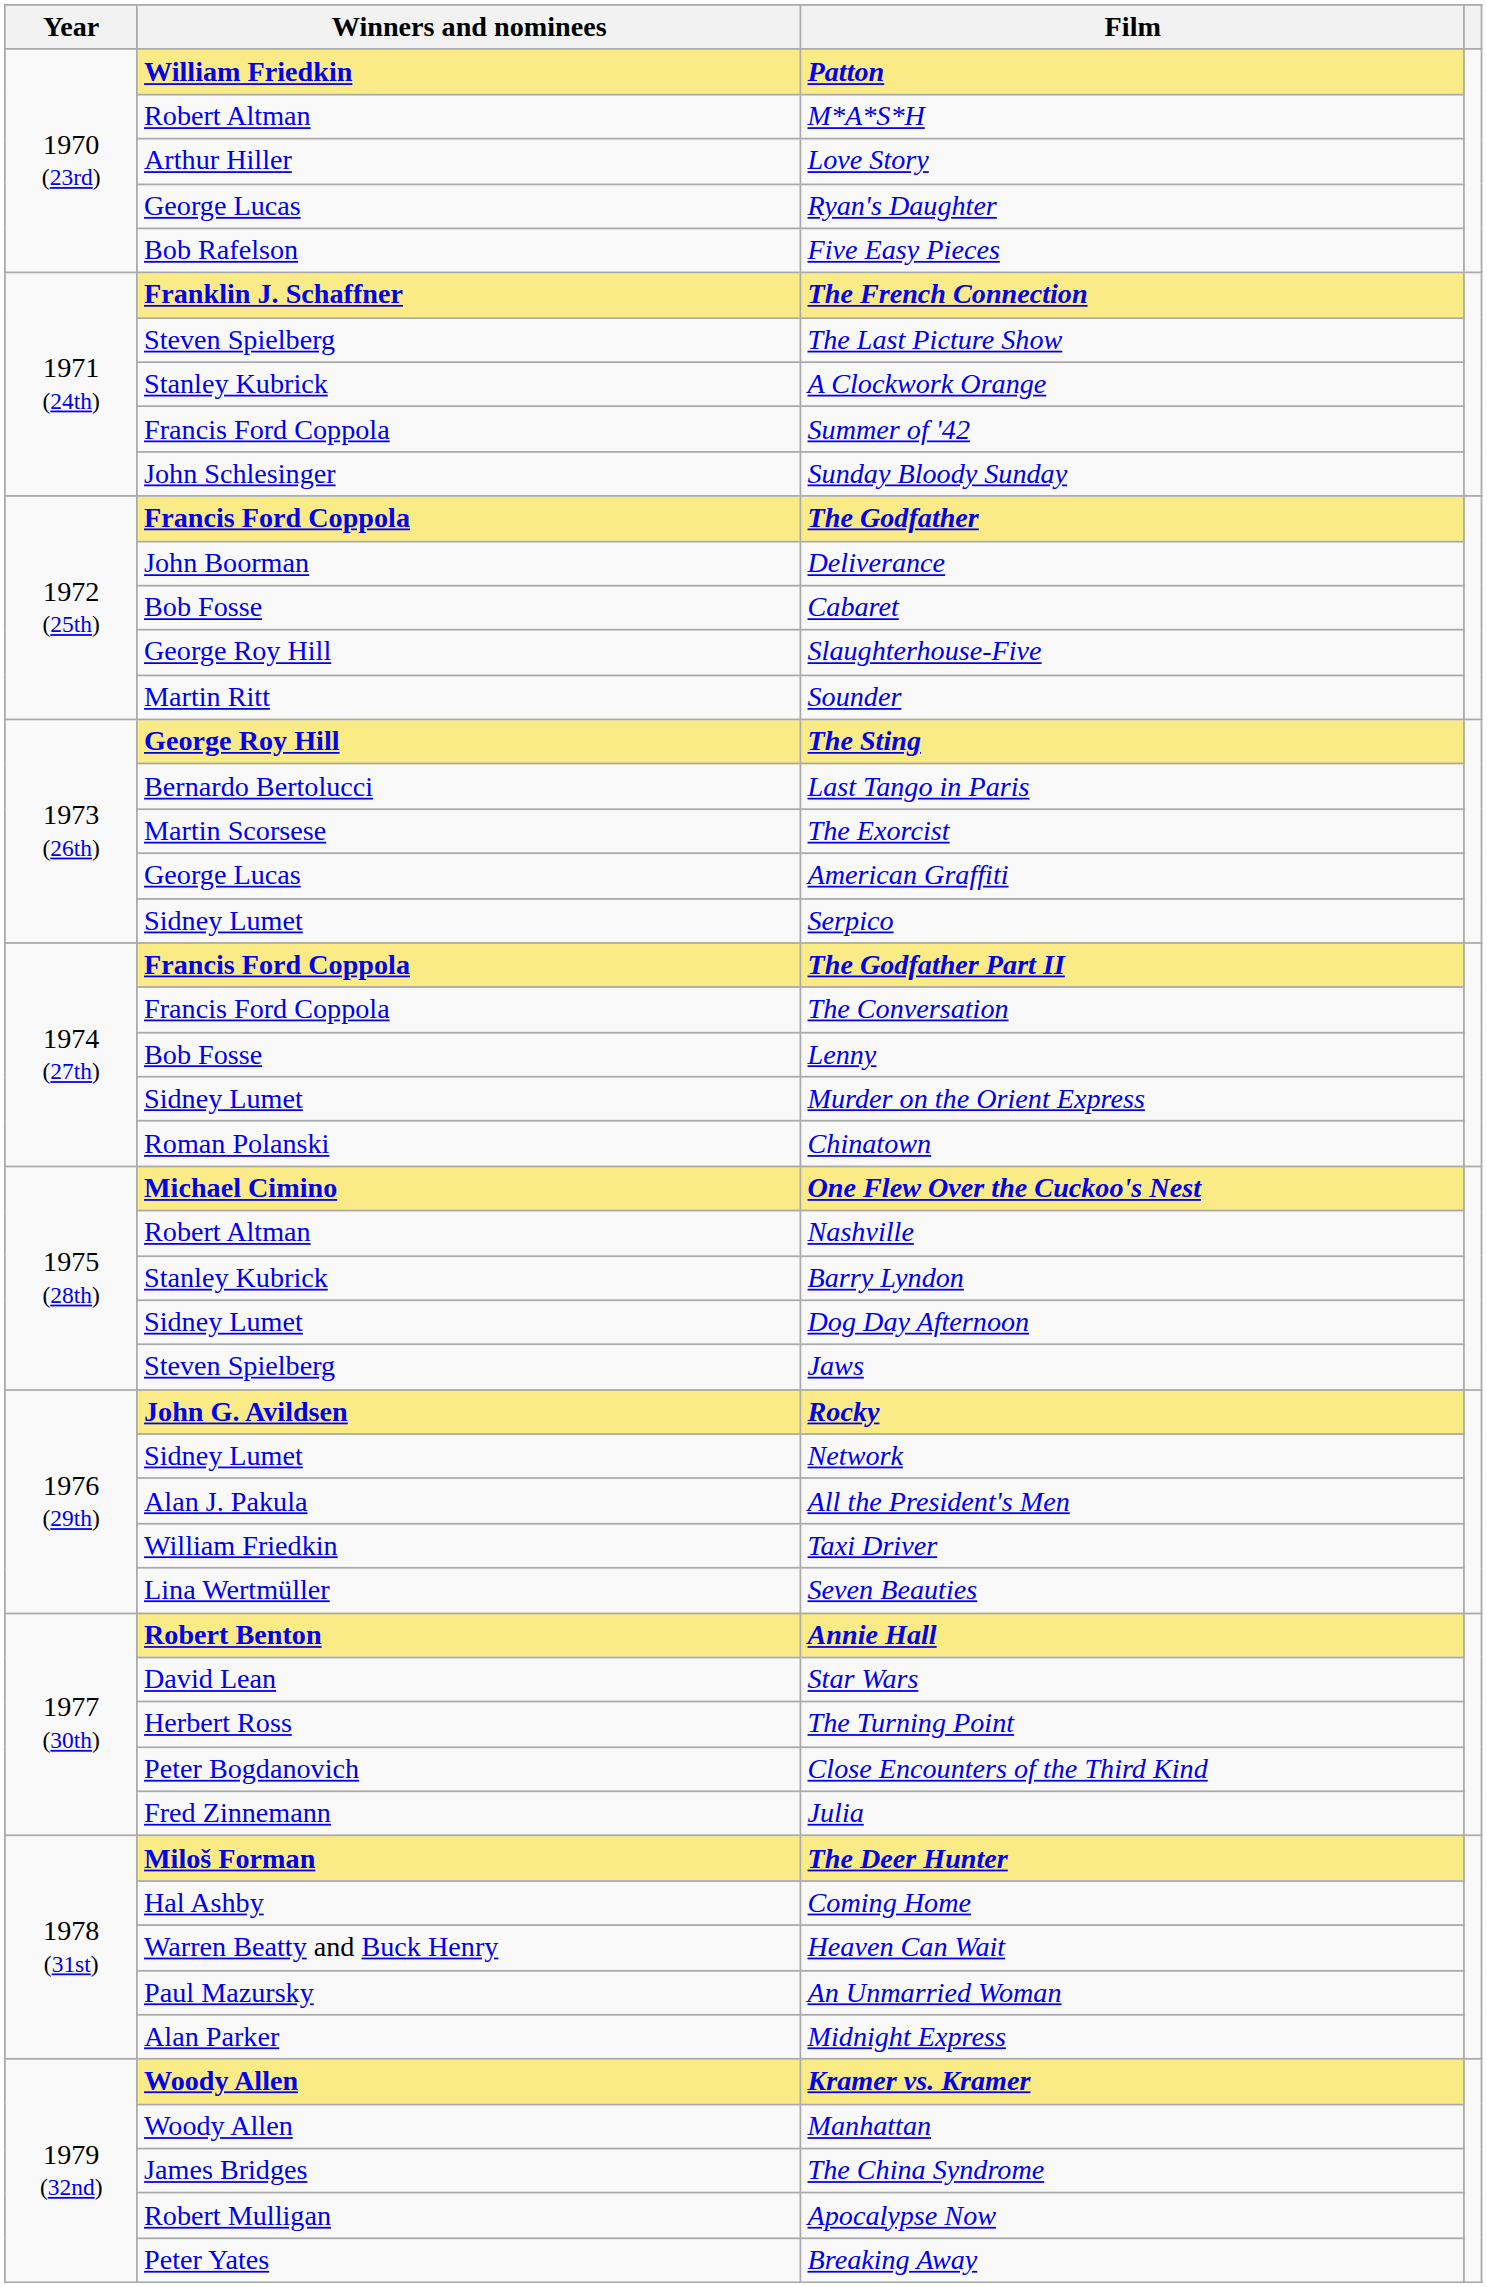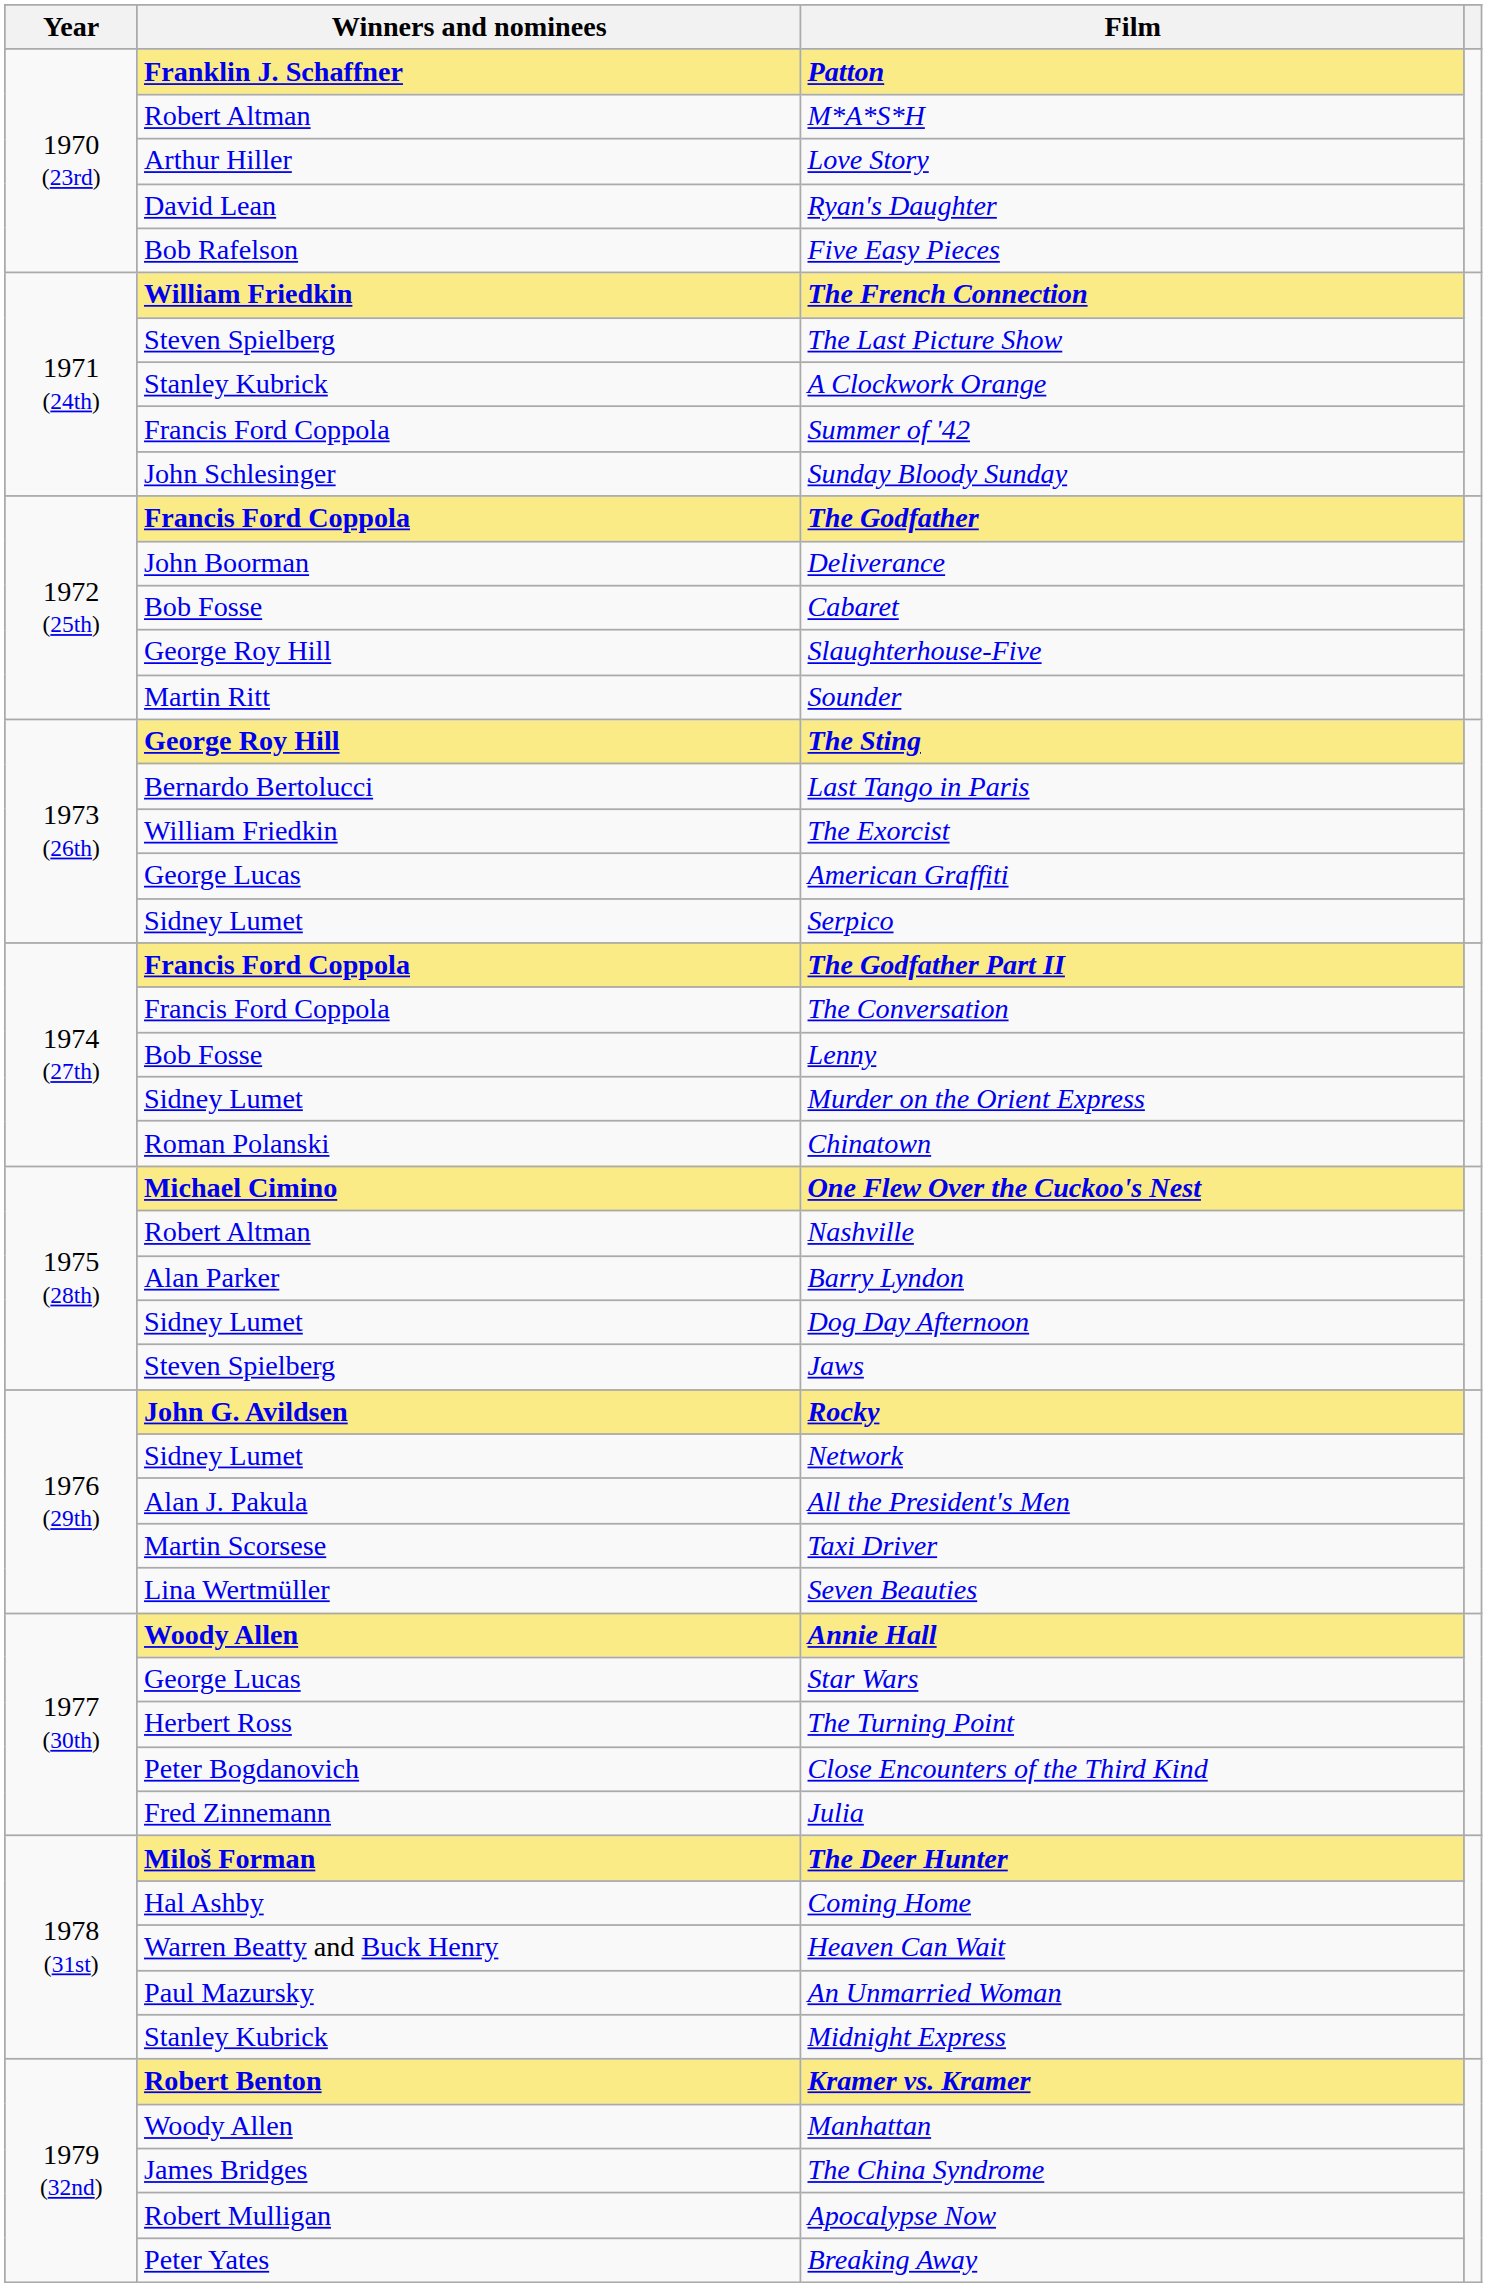(248, 71) William Friedkin -> (274, 71) Franklin J. Schaffner
(222, 205) George Lucas -> (210, 205) David Lean
(274, 294) Franklin J. Schaffner -> (248, 294) William Friedkin
(235, 830) Martin Scorsese -> (241, 830) William Friedkin
(236, 1277) Stanley Kubrick -> (212, 1277) Alan Parker
(241, 1545) William Friedkin -> (235, 1545) Martin Scorsese
(233, 1634) Robert Benton -> (221, 1634) Woody Allen
(210, 1679) David Lean -> (222, 1679) George Lucas
(212, 2036) Alan Parker -> (236, 2036) Stanley Kubrick
(221, 2081) Woody Allen -> (233, 2081) Robert Benton
